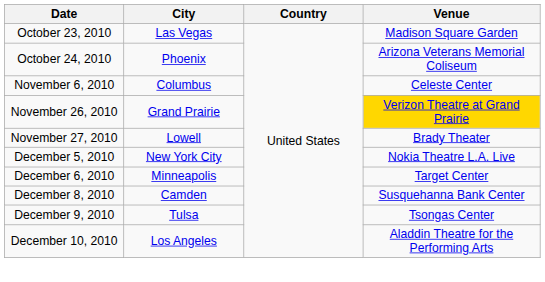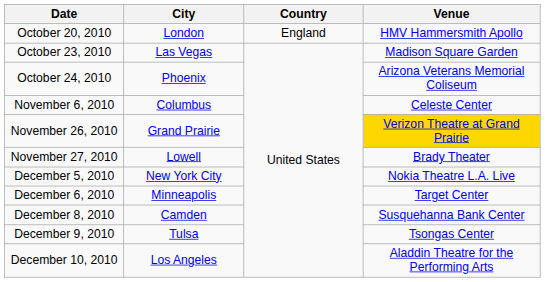+ row: (64, 33)
